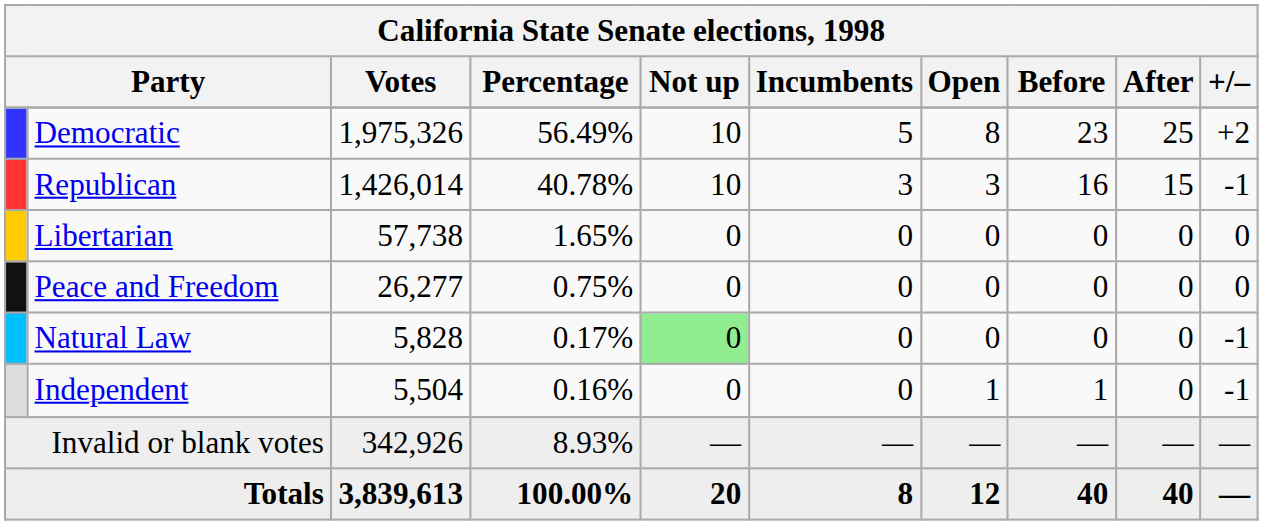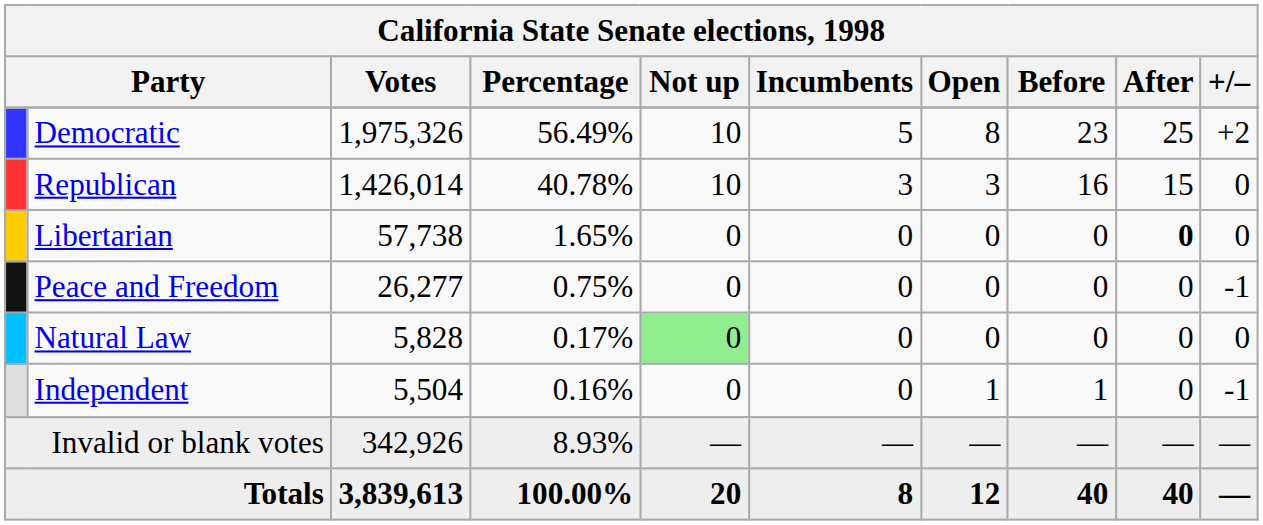(1237, 184) -1 -> (1242, 184) 0
(1186, 235) normal -> (1186, 235) bold
(1242, 287) 0 -> (1237, 287) -1
(1237, 338) -1 -> (1242, 338) 0
